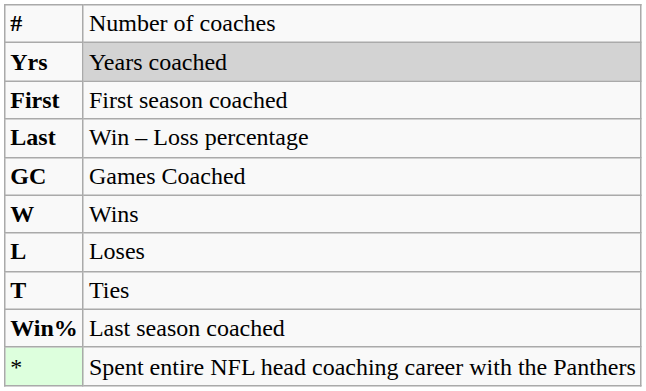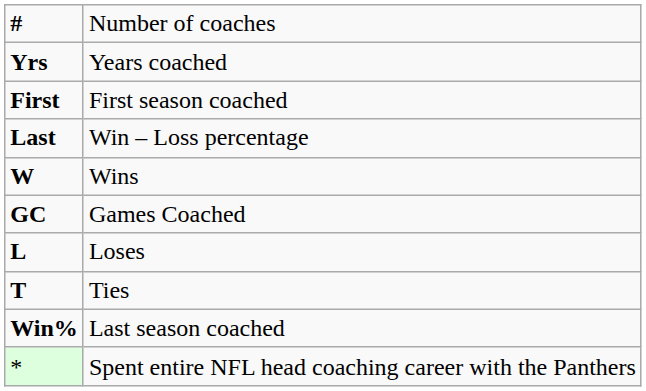(158, 61) lightgrey background -> (158, 61) no background
rows swapped: (28, 175) <-> (22, 213)
